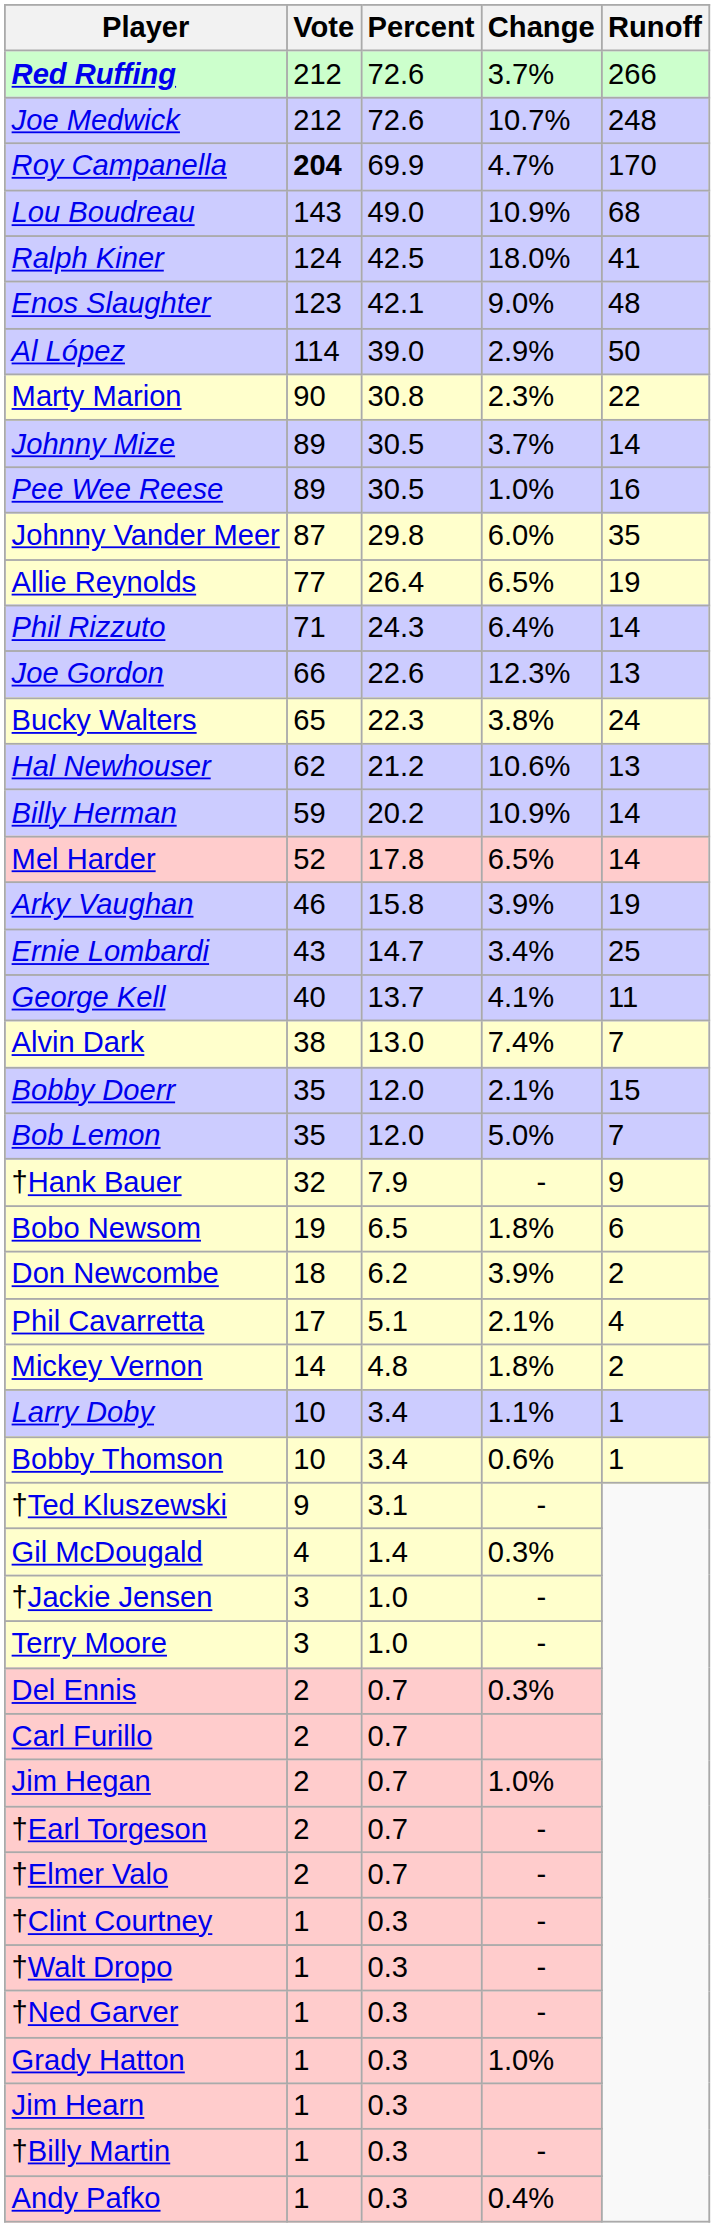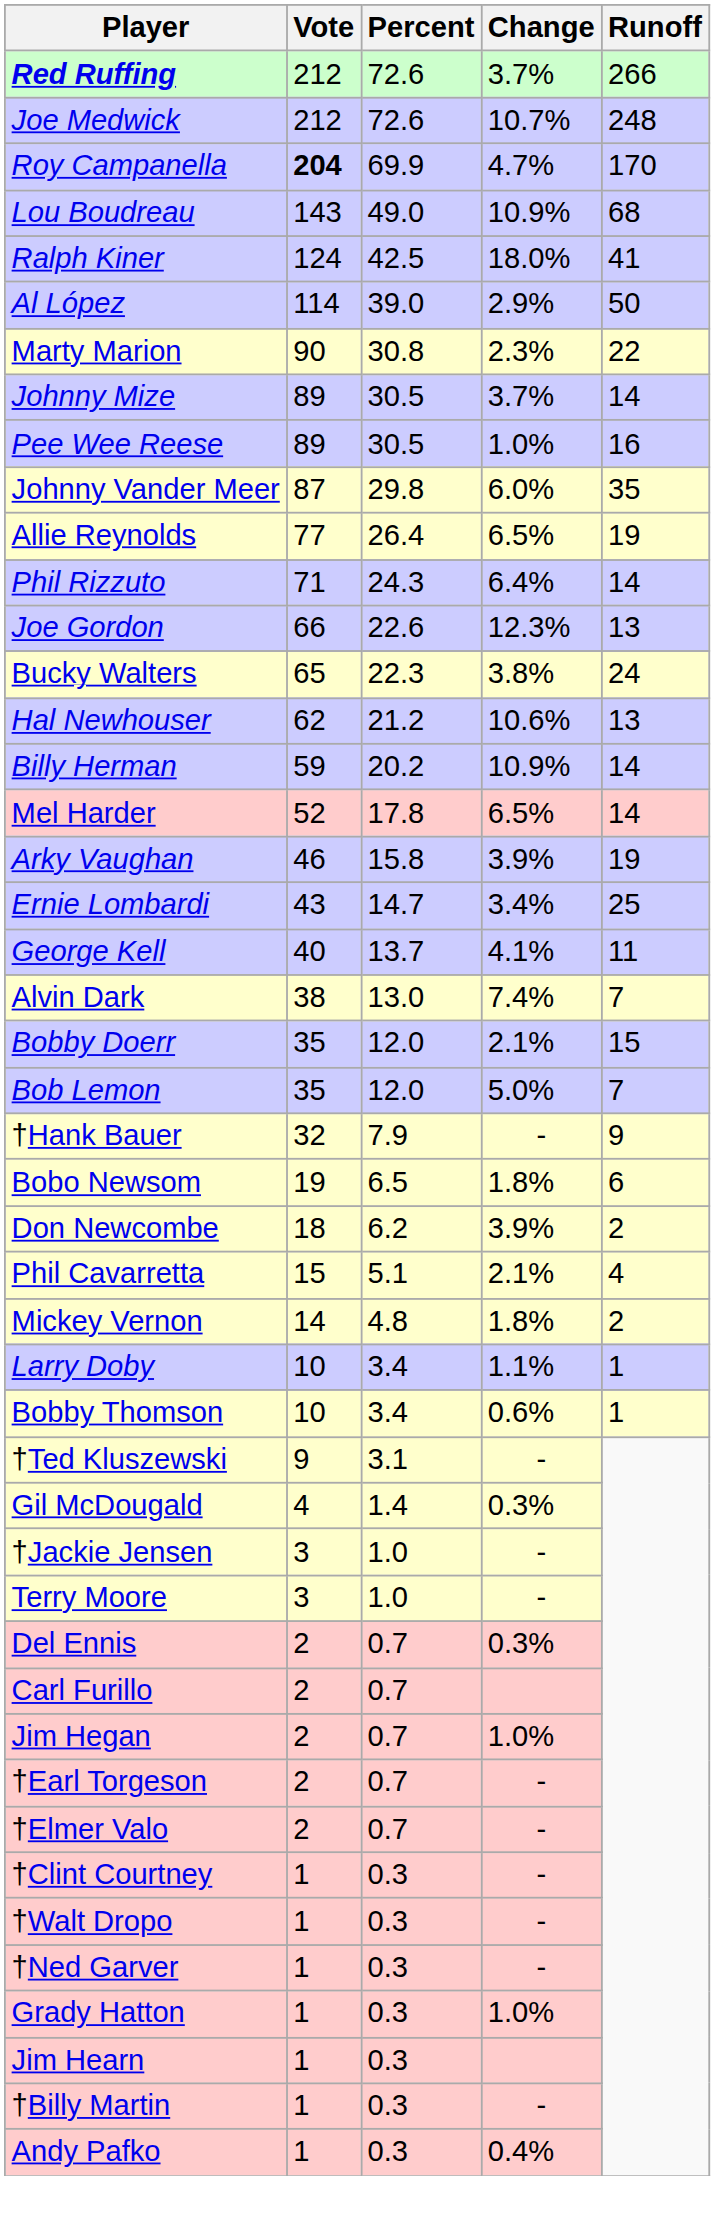- row: (111, 304)
(309, 1320) 17 -> (309, 1274) 15
